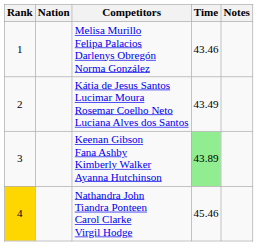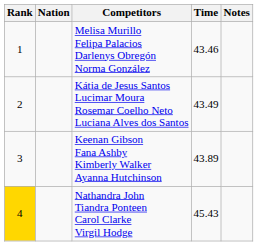(206, 158) lightgreen background -> (206, 158) no background
(206, 213) 45.46 -> (206, 213) 45.43
